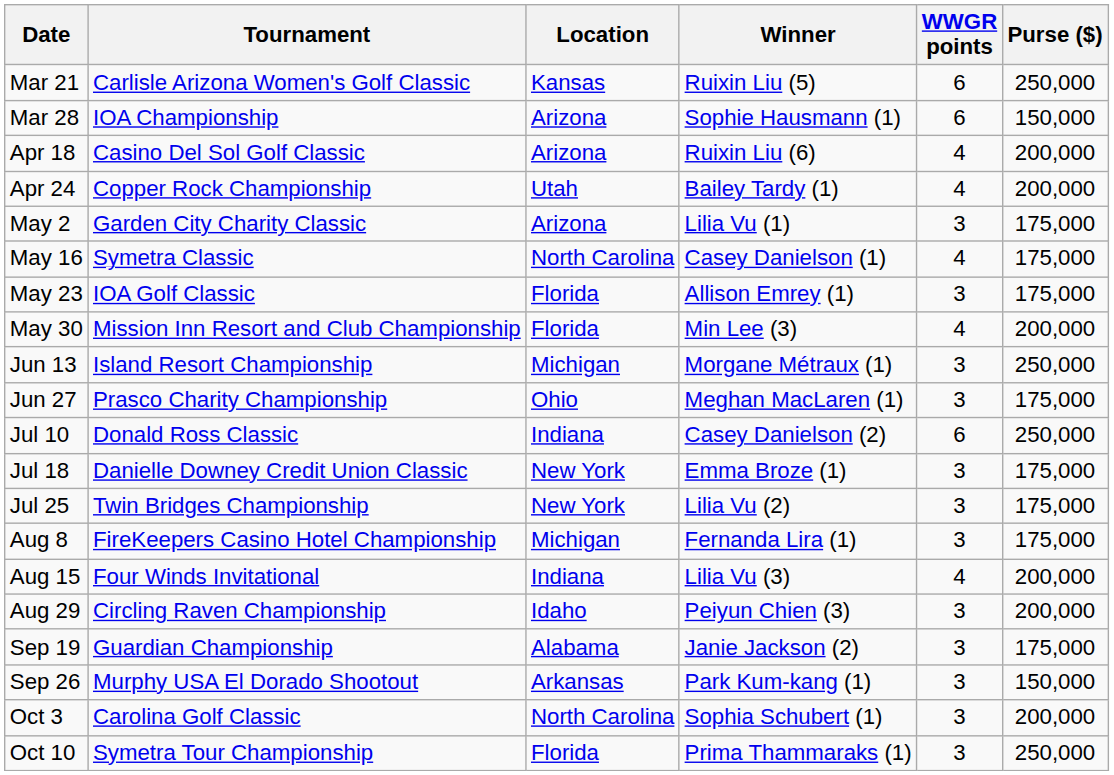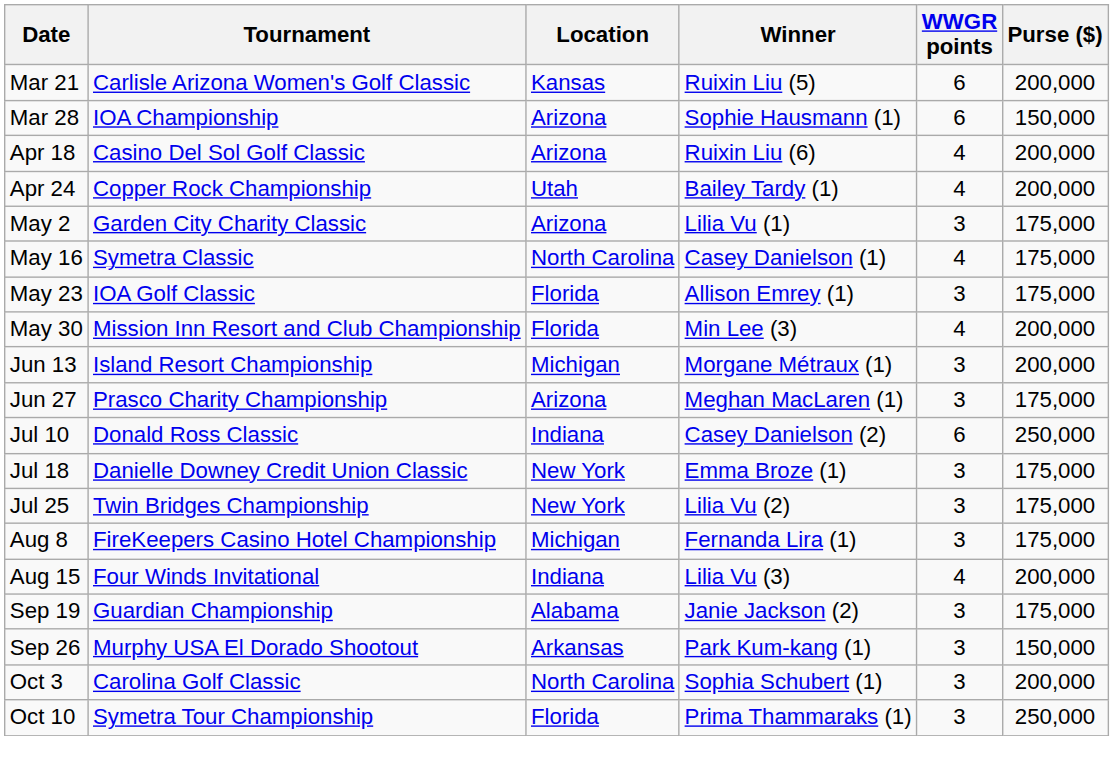(1055, 82) 250,000 -> (1055, 82) 200,000
(1055, 364) 250,000 -> (1055, 364) 200,000
(554, 399) Ohio -> (569, 399) Arizona
- row: (45, 611)
